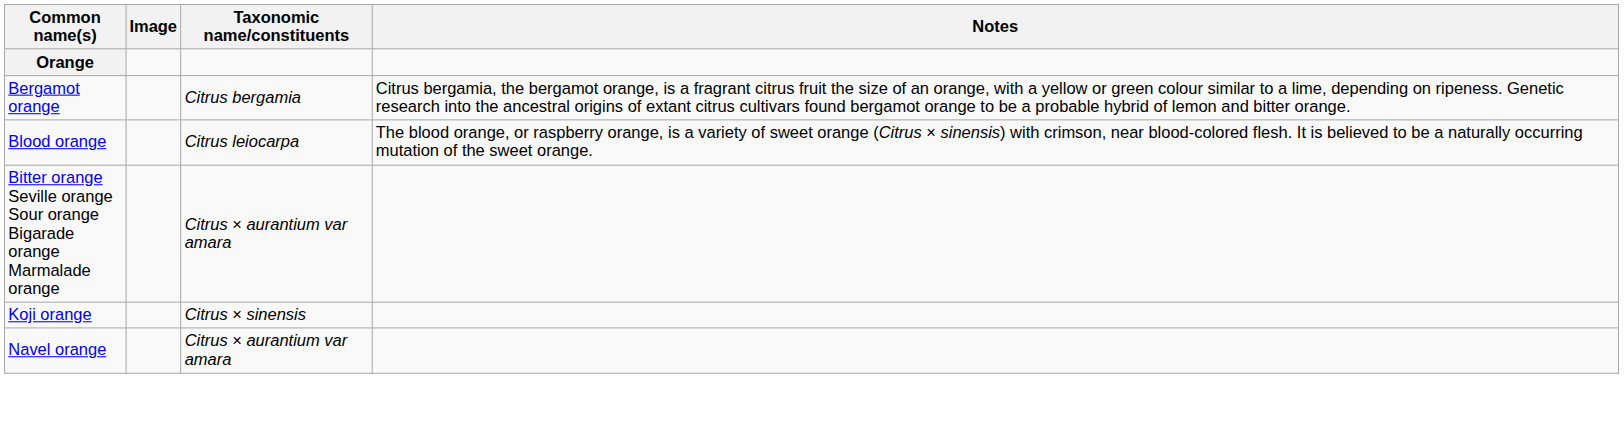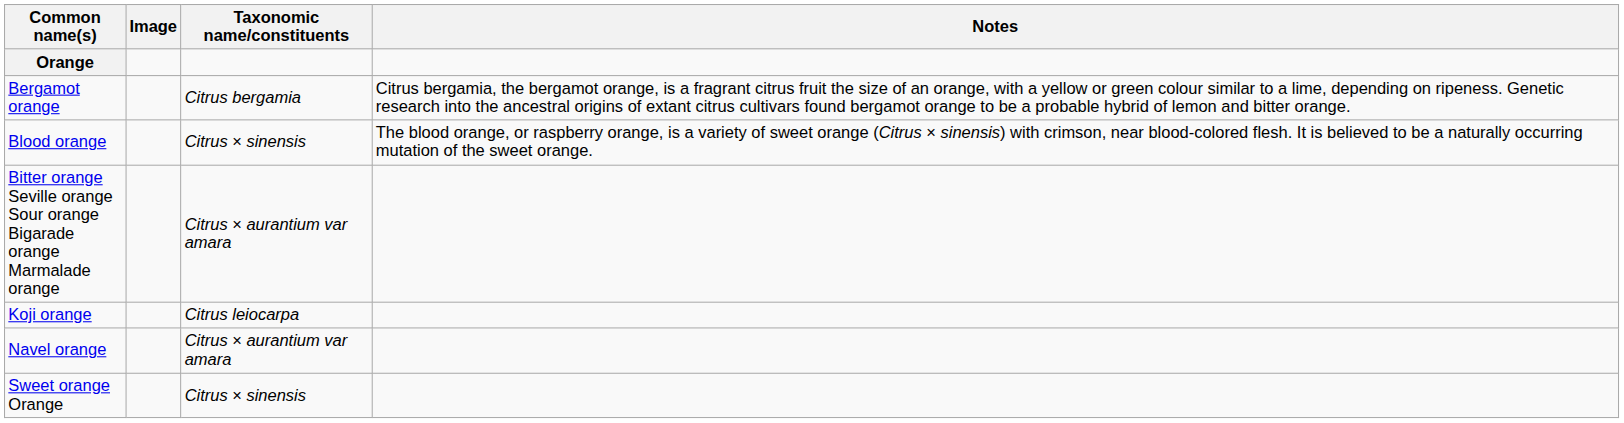(242, 142) Citrus leiocarpa -> (245, 142) Citrus × sinensis
(245, 315) Citrus × sinensis -> (242, 315) Citrus leiocarpa
+ row: (59, 395)
